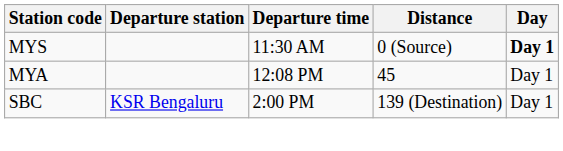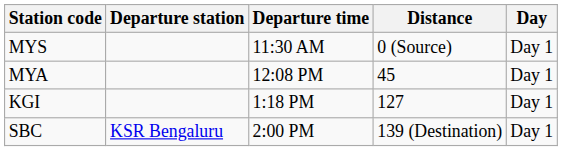(532, 46) bold -> (532, 46) normal
+ row: (24, 103)
